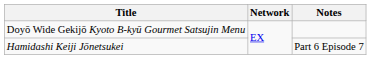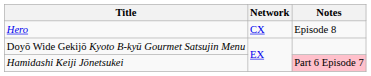+ row: (17, 29)
(329, 46) no background -> (329, 63) pink background
